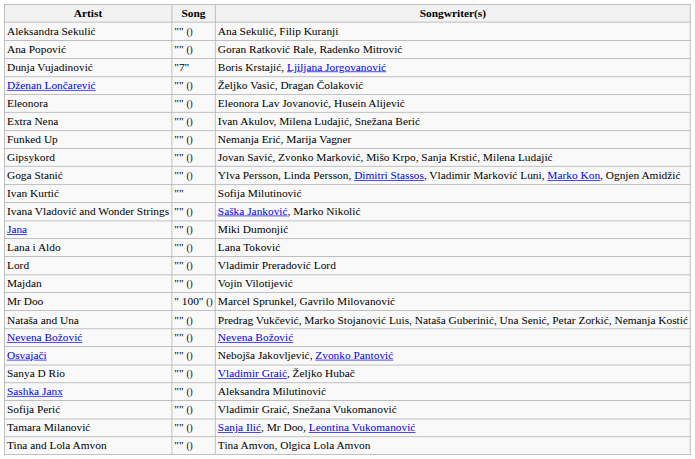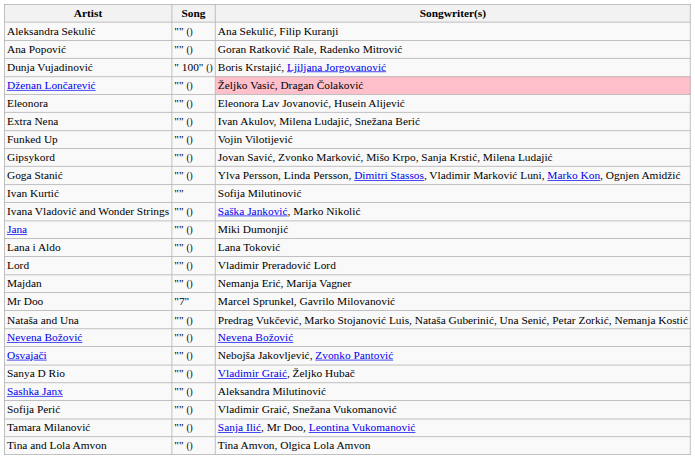(182, 67) "7" -> (193, 67) " 100" ()
(291, 85) no background -> (291, 85) pink background
(285, 139) Nemanja Erić, Marija Vagner -> (255, 139) Vojin Vilotijević
(255, 283) Vojin Vilotijević -> (285, 283) Nemanja Erić, Marija Vagner
(193, 301) " 100" () -> (182, 301) "7"
